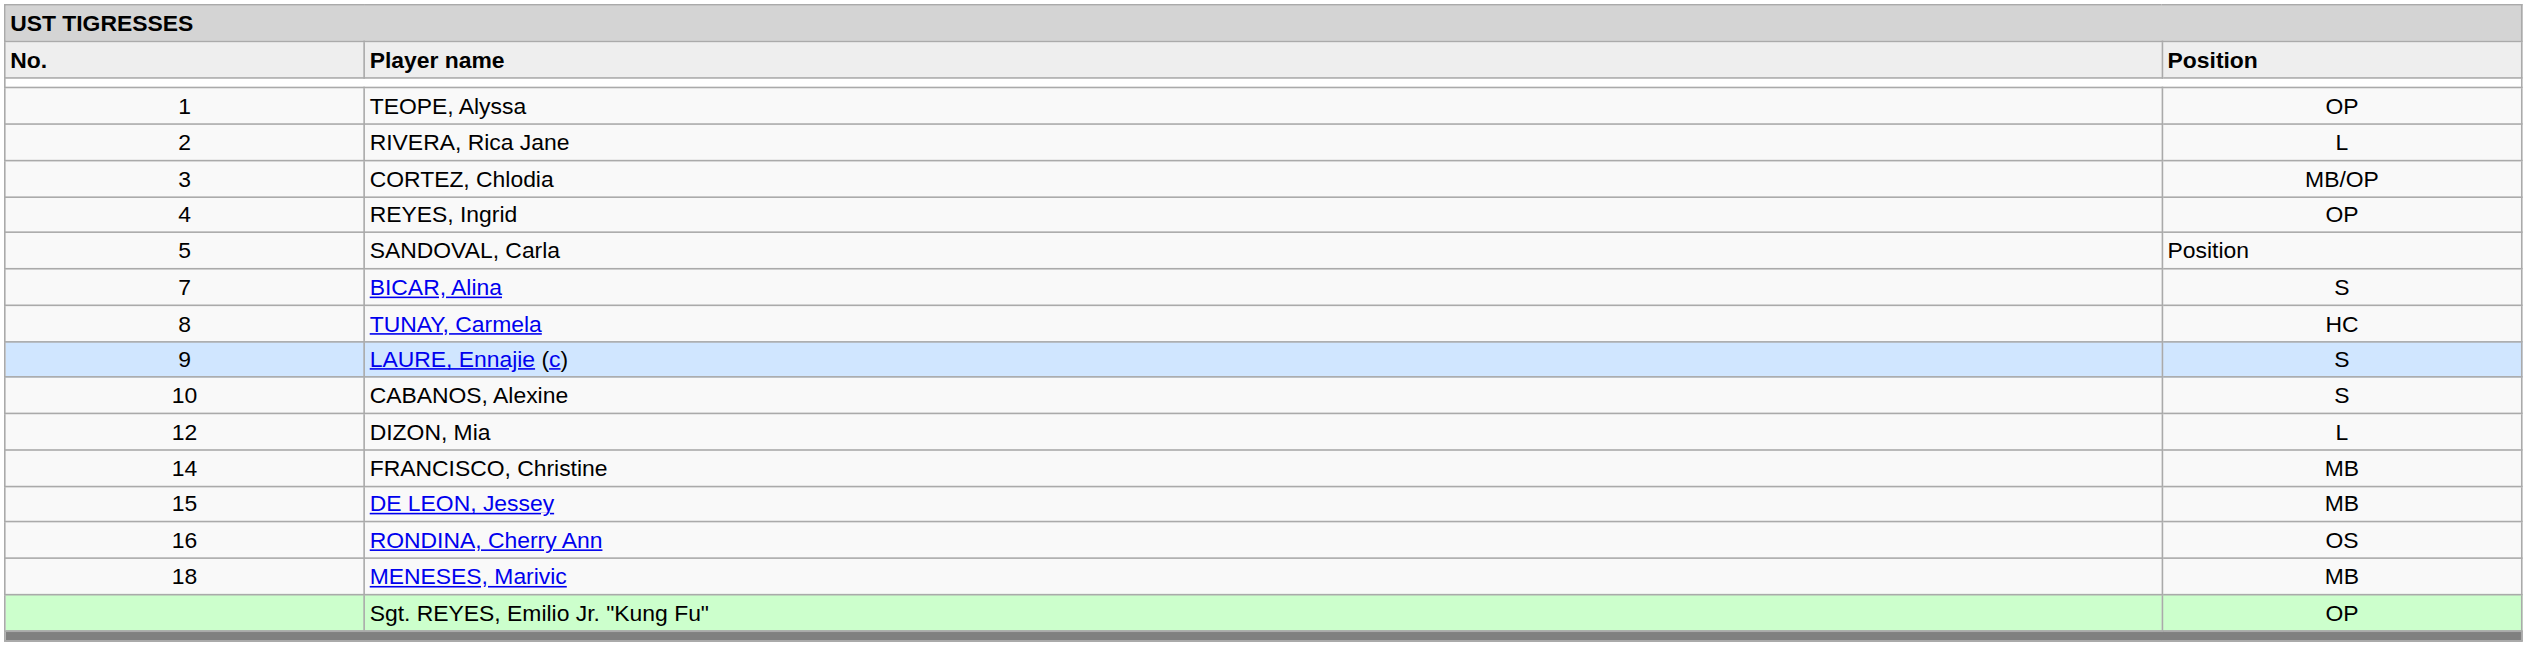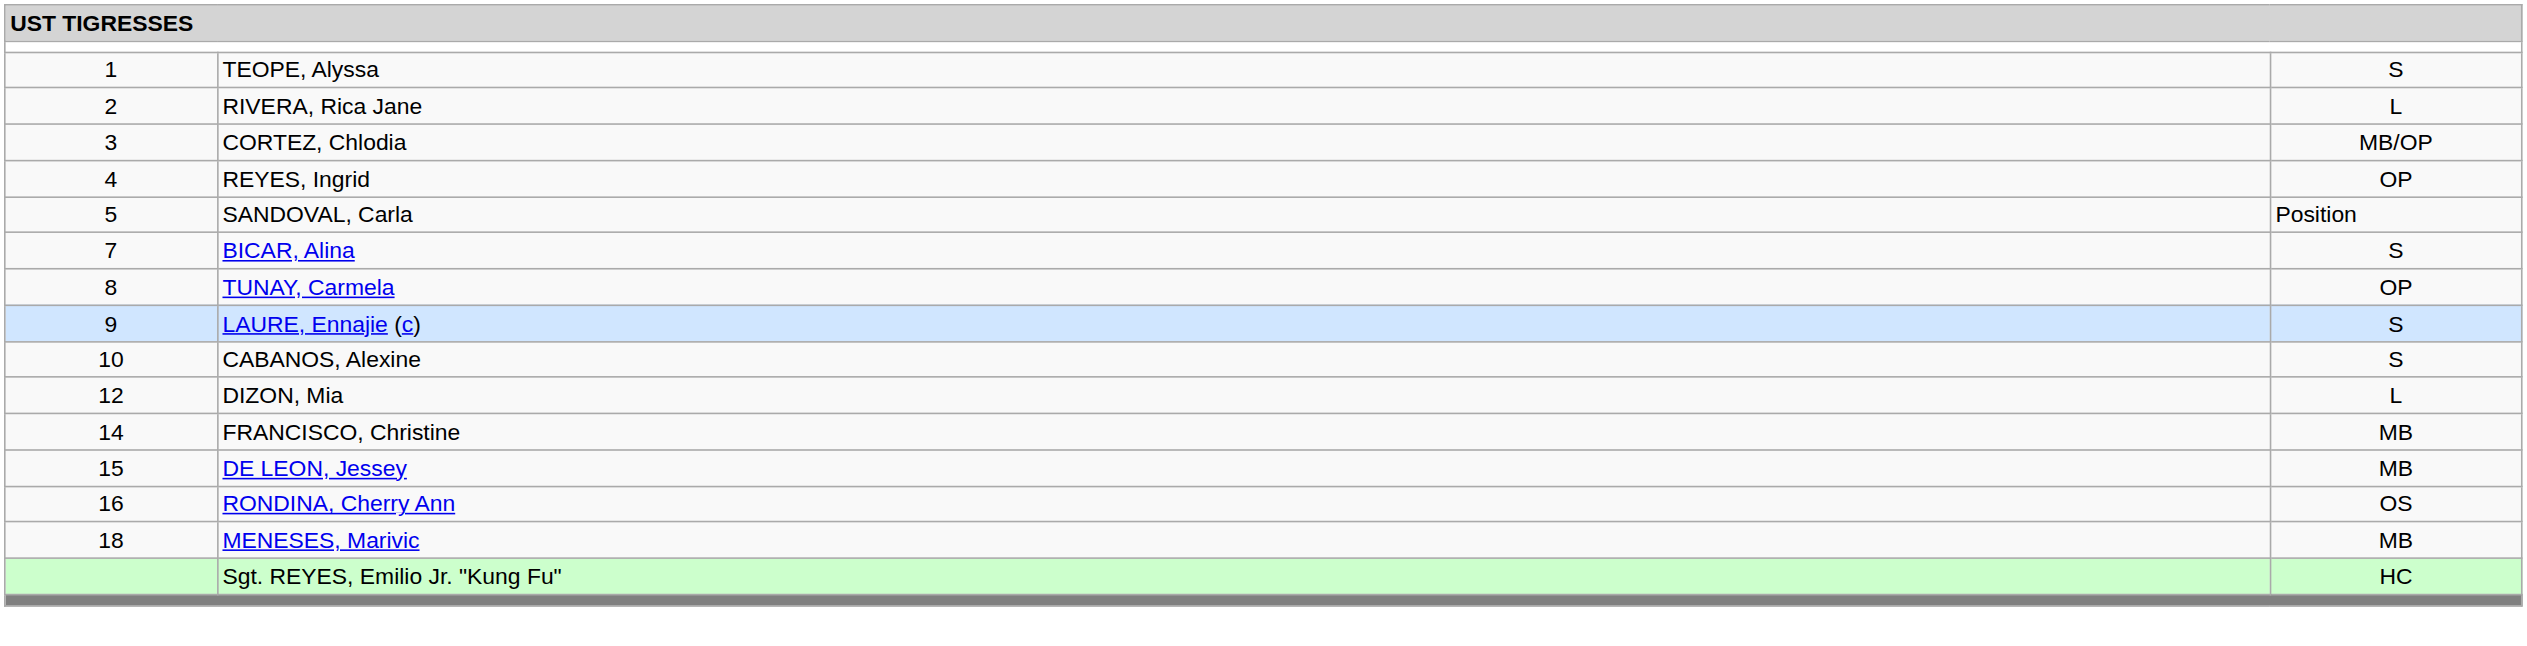- row: (29, 59)
(2342, 106) OP -> (2396, 70) S
(2342, 323) HC -> (2396, 287) OP
(2342, 613) OP -> (2396, 577) HC
